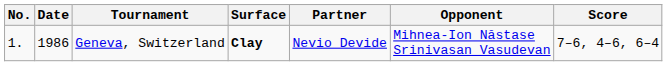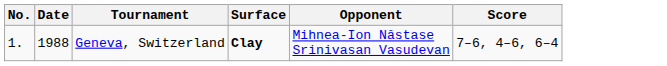- column: (340, 15)
(53, 43) 1986 -> (53, 43) 1988
